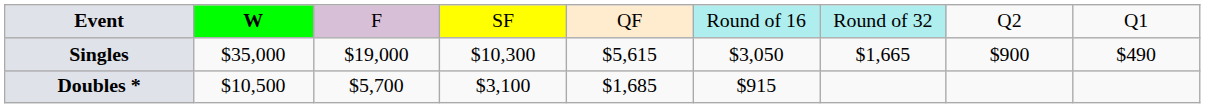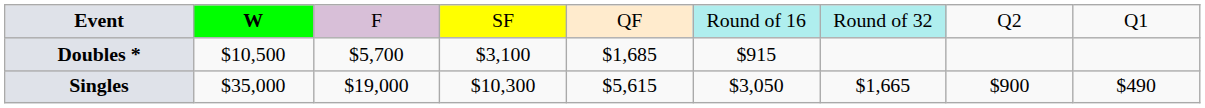rows swapped: (99, 54) <-> (99, 86)
